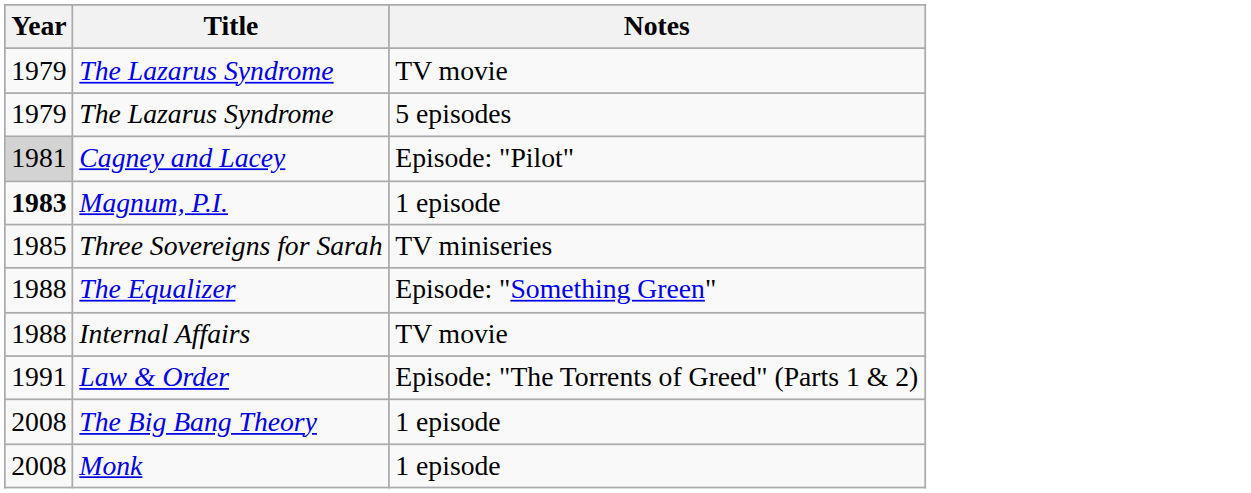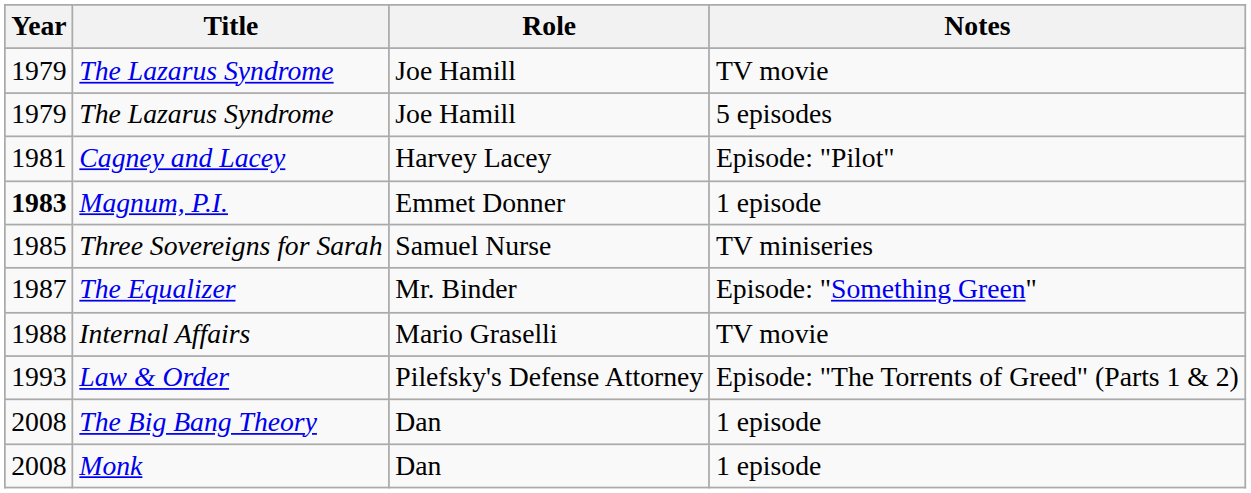+ column: (549, 26)
(39, 158) lightgrey background -> (39, 158) no background
(39, 289) 1988 -> (39, 289) 1987
(39, 377) 1991 -> (39, 377) 1993
